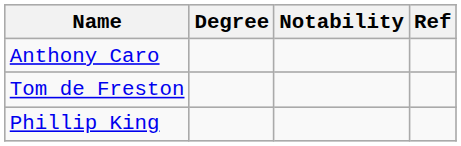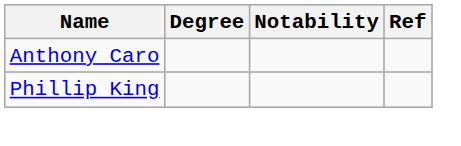- row: (97, 90)
